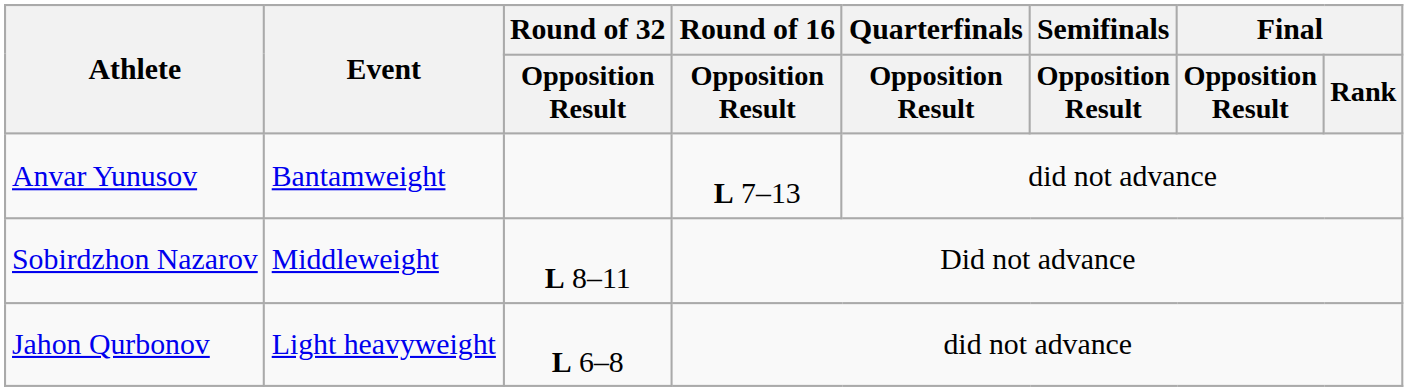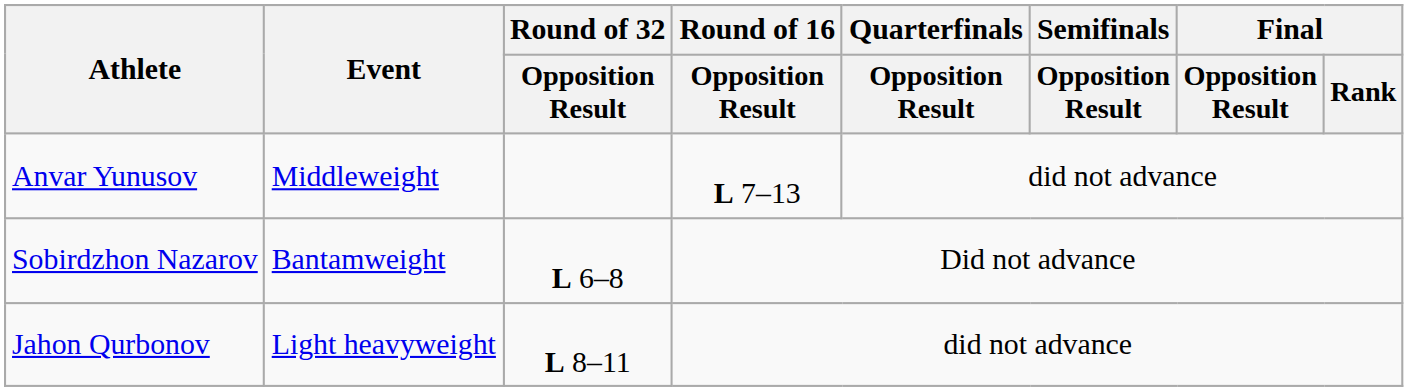(359, 175) Bantamweight -> (355, 175) Middleweight
(355, 260) Middleweight -> (359, 260) Bantamweight
(588, 277) L 8–11 -> (588, 277) L 6–8
(588, 362) L 6–8 -> (588, 362) L 8–11
